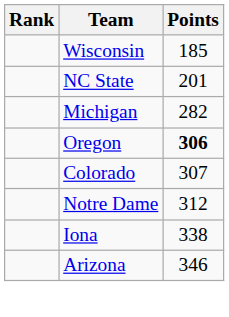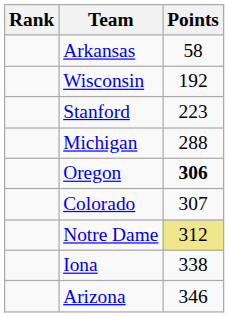+ row: (99, 50)
(193, 50) 185 -> (193, 81) 192
- row: (98, 81)
+ row: (97, 111)
(193, 111) 282 -> (193, 142) 288
(193, 204) no background -> (193, 234) khaki background
